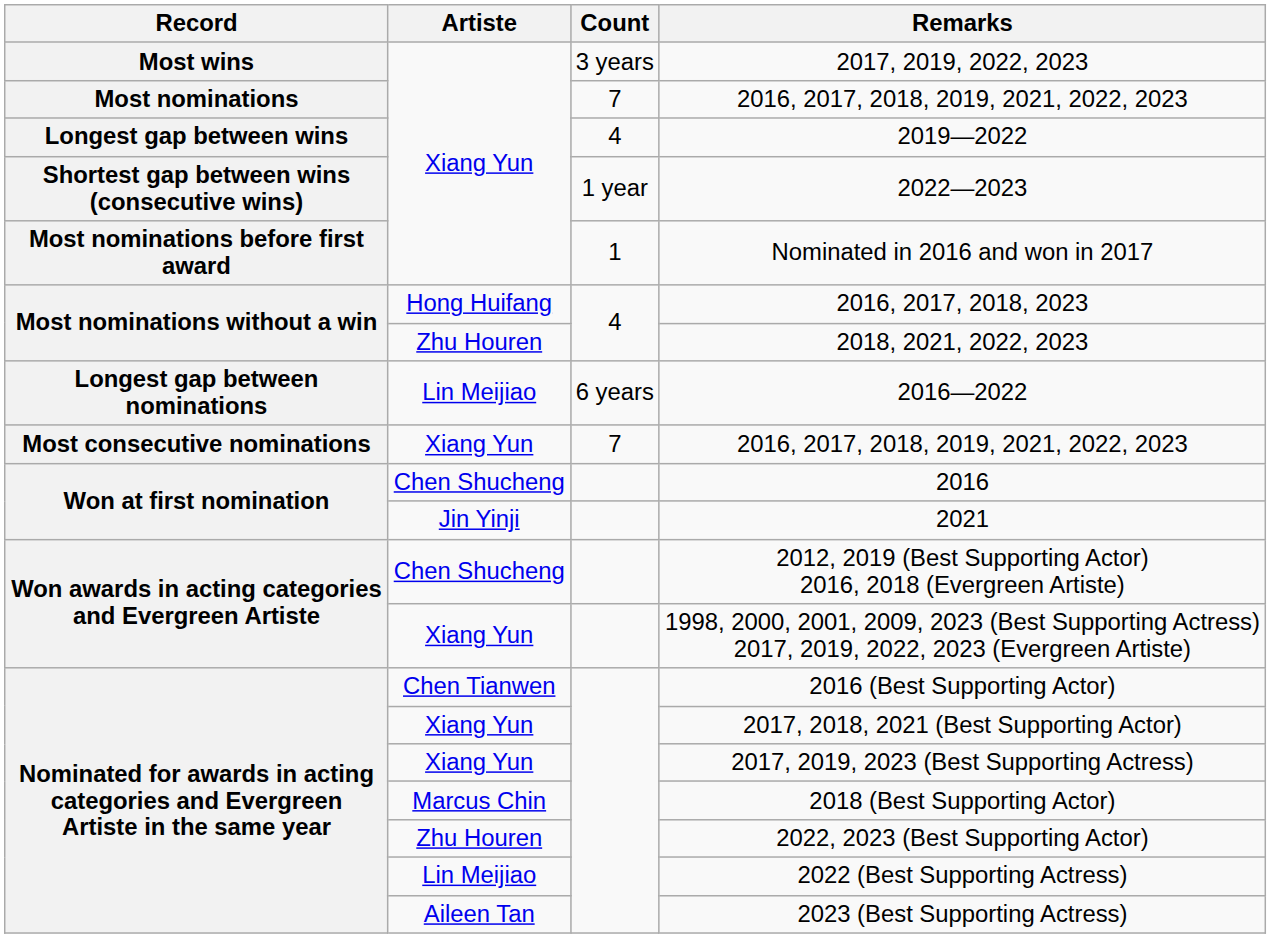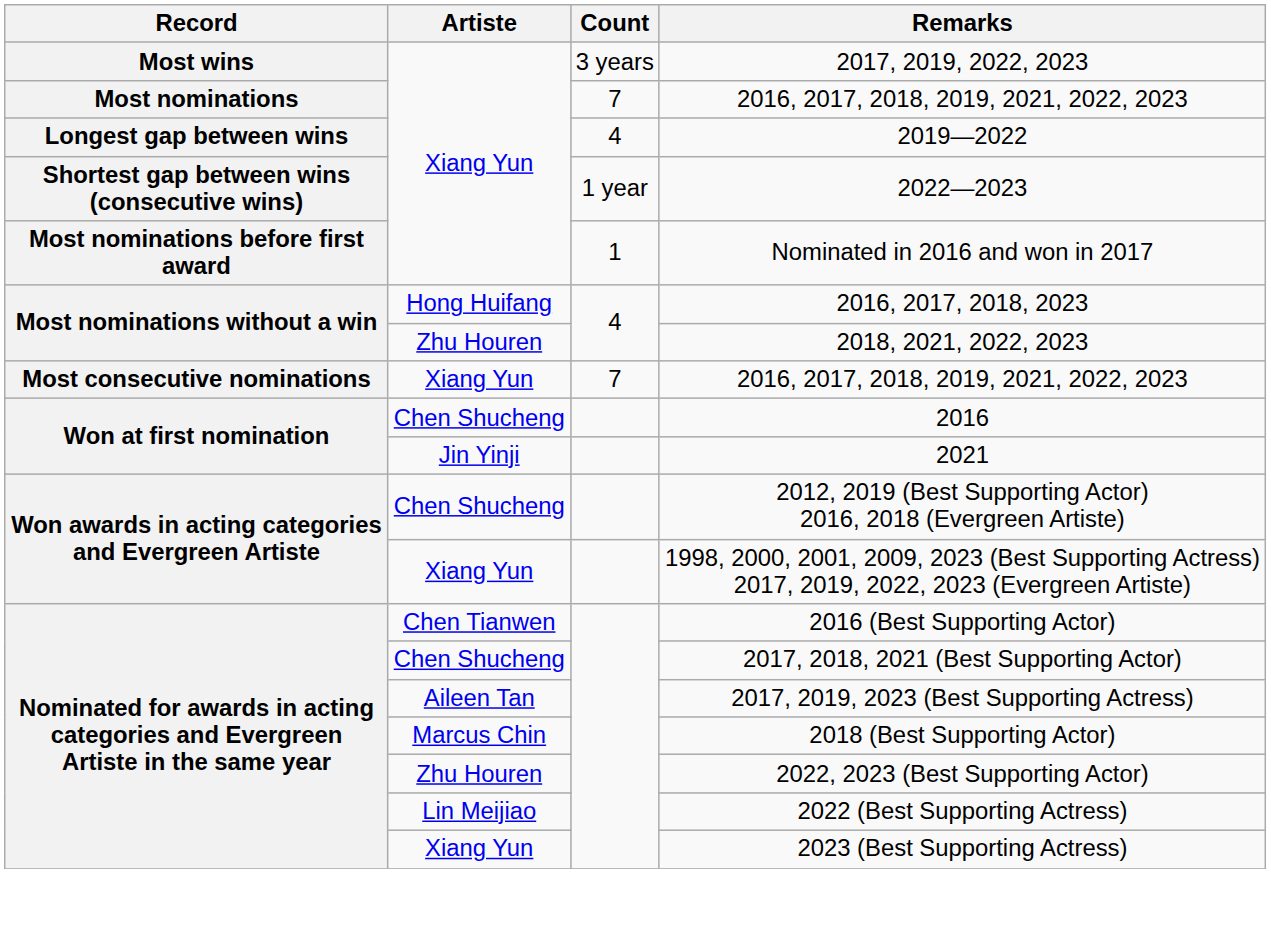- row: (196, 392)
(479, 724) Xiang Yun -> (479, 660) Chen Shucheng
(479, 762) Xiang Yun -> (479, 697) Aileen Tan
(479, 913) Aileen Tan -> (479, 849) Xiang Yun
